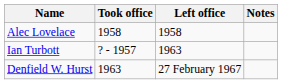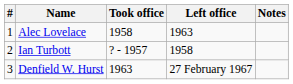+ column: (10, 13)
(170, 32) 1958 -> (181, 32) 1963
(170, 50) 1963 -> (181, 50) 1958
